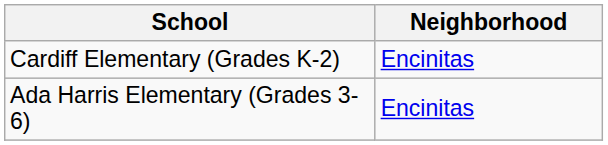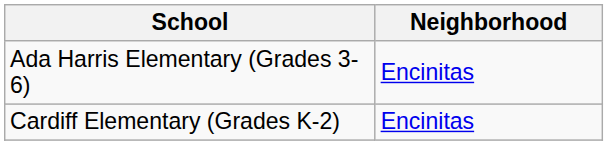rows swapped: (175, 59) <-> (184, 108)
